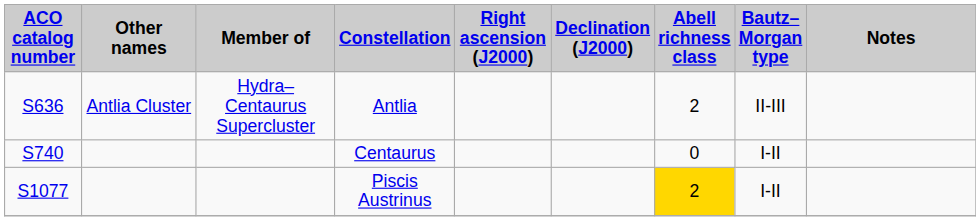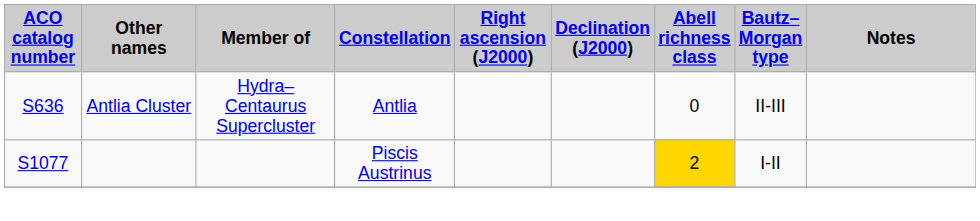(694, 105) 2 -> (694, 105) 0
- row: (395, 153)
